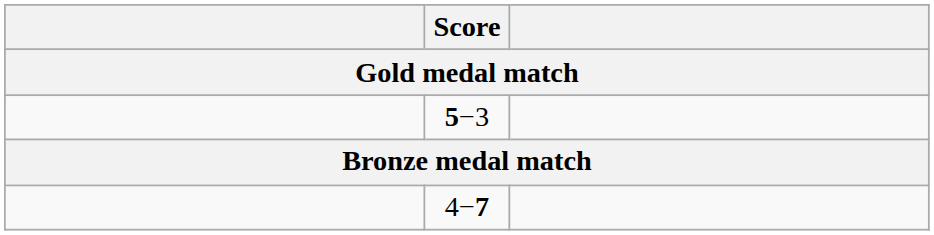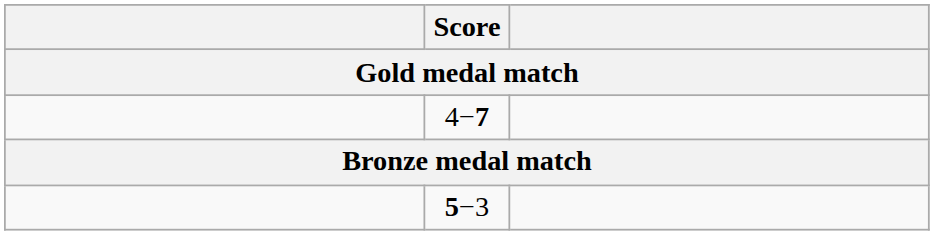rows swapped: (467, 116) <-> (467, 206)
